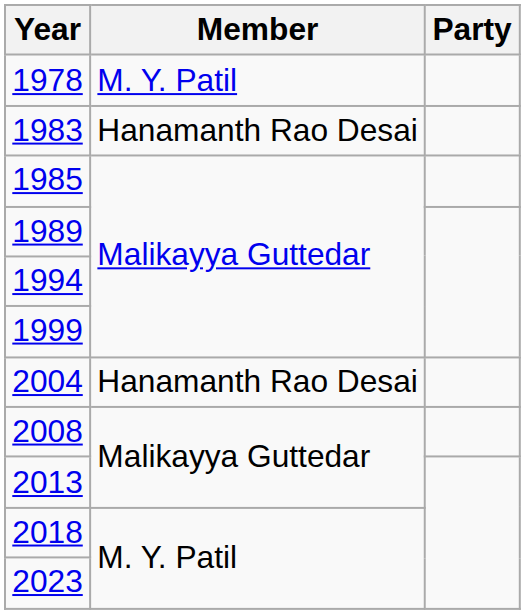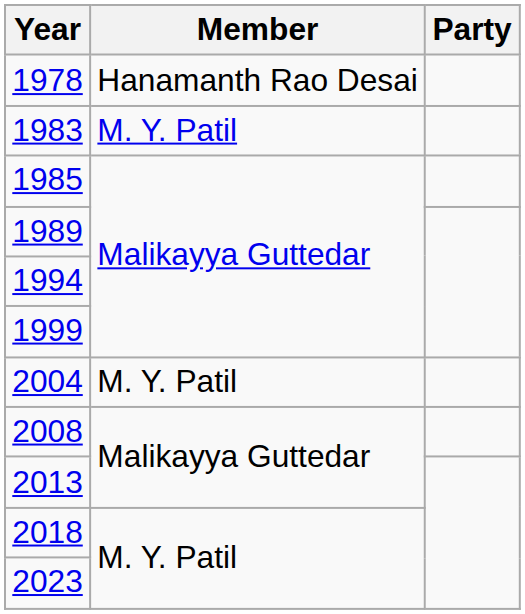(167, 79) M. Y. Patil -> (258, 79) Hanamanth Rao Desai
(258, 130) Hanamanth Rao Desai -> (167, 130) M. Y. Patil
(258, 381) Hanamanth Rao Desai -> (167, 381) M. Y. Patil
